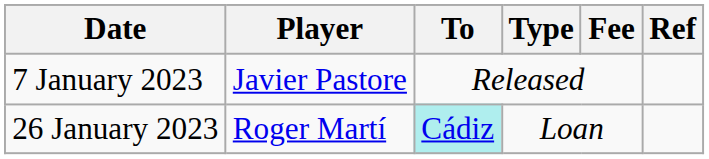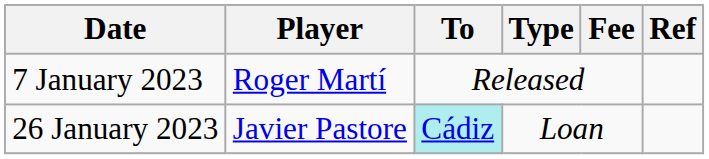(320, 78) Javier Pastore -> (309, 78) Roger Martí
(309, 128) Roger Martí -> (320, 128) Javier Pastore
